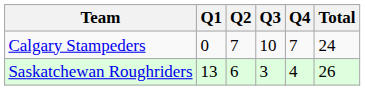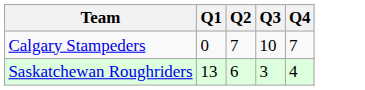- column: (337, 17)
